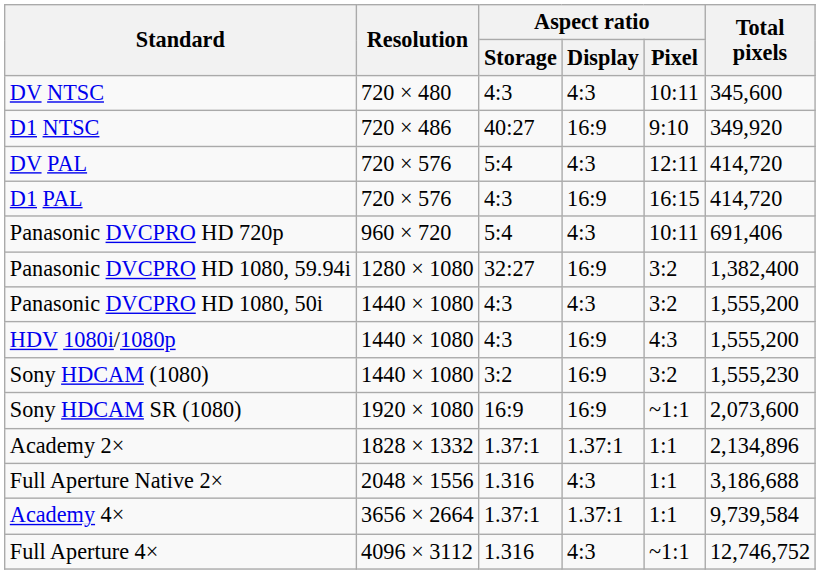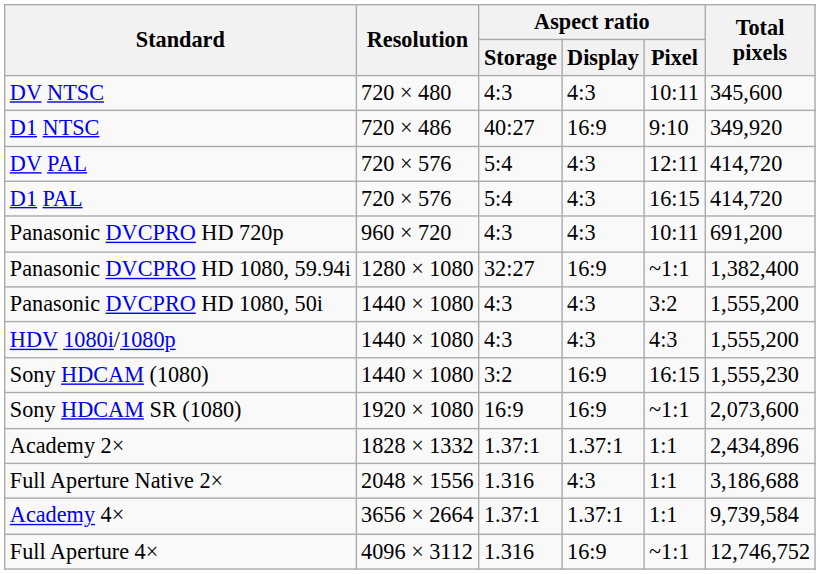(498, 198) 4:3 -> (498, 198) 5:4
(587, 198) 16:9 -> (581, 198) 4:3
(498, 233) 5:4 -> (498, 233) 4:3
(746, 233) 691,406 -> (746, 233) 691,200
(663, 269) 3:2 -> (669, 269) ~1:1
(587, 339) 16:9 -> (581, 339) 4:3
(663, 374) 3:2 -> (674, 374) 16:15
(754, 445) 2,134,896 -> (754, 445) 2,434,896
(581, 551) 4:3 -> (587, 551) 16:9
